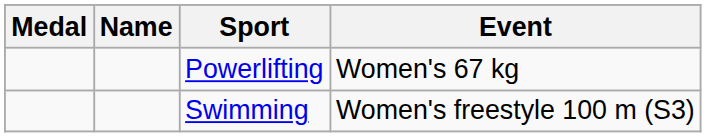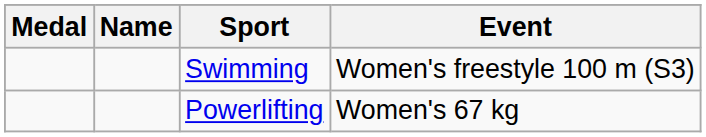rows swapped: (247, 111) <-> (254, 69)
